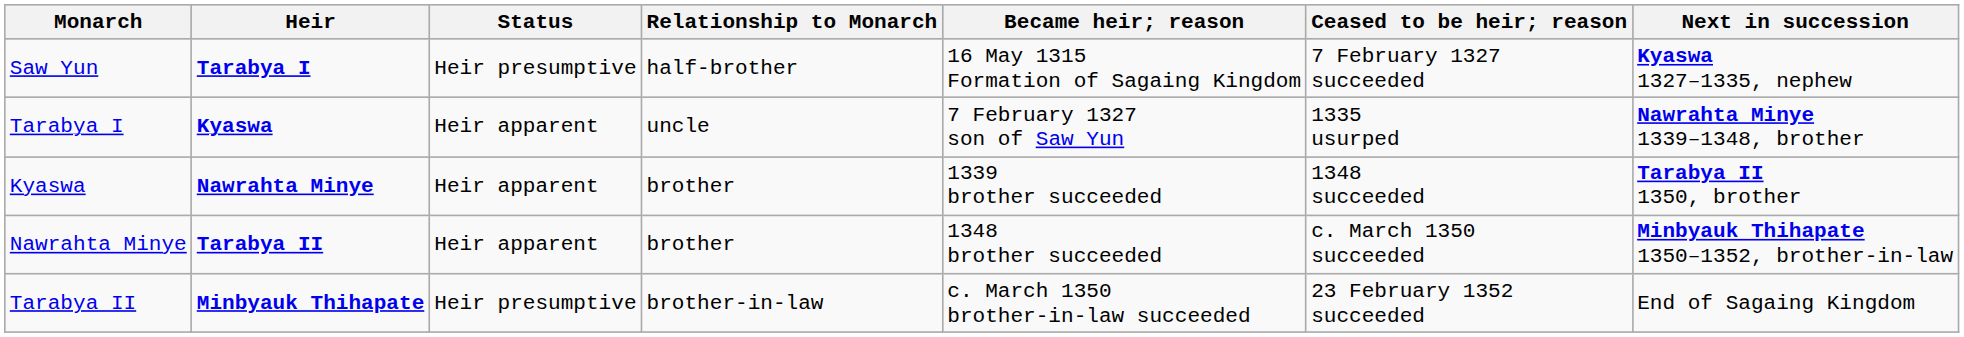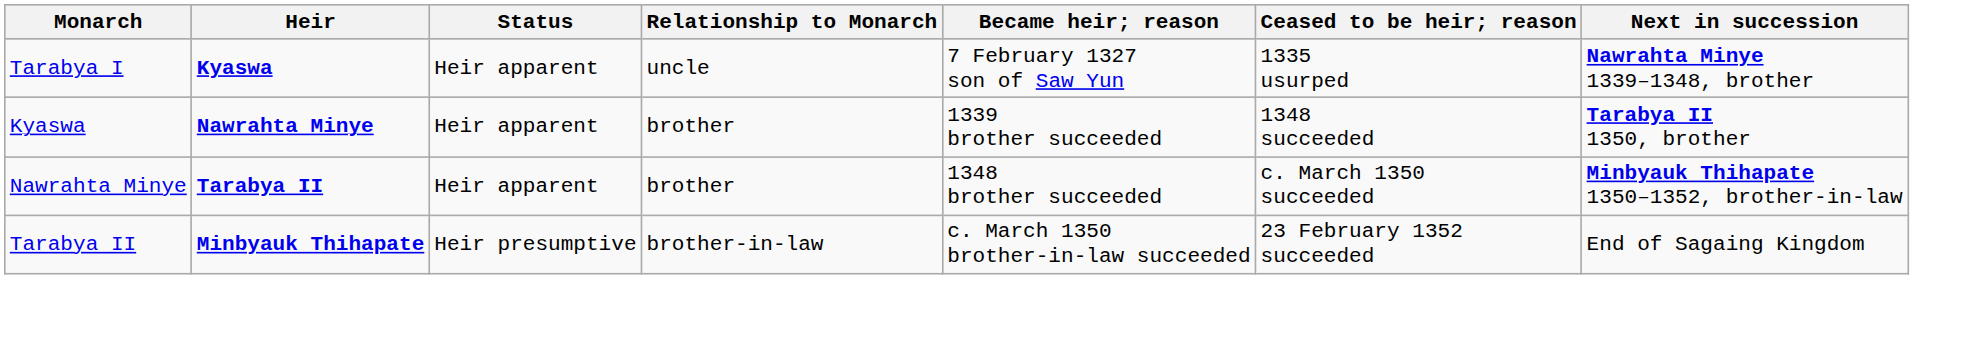- row: (54, 68)
